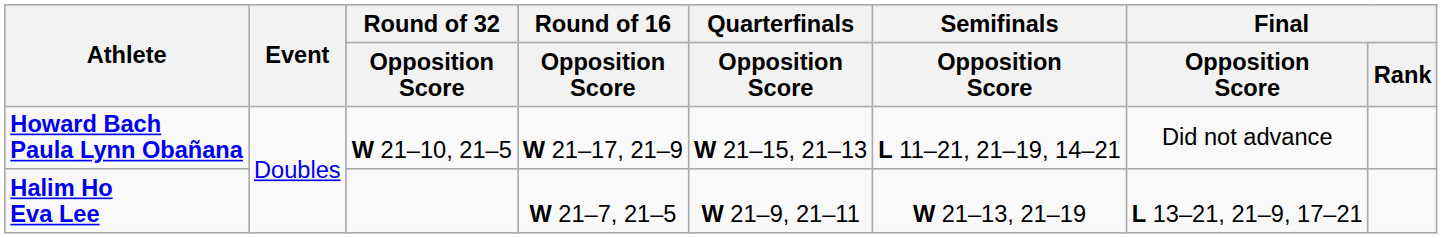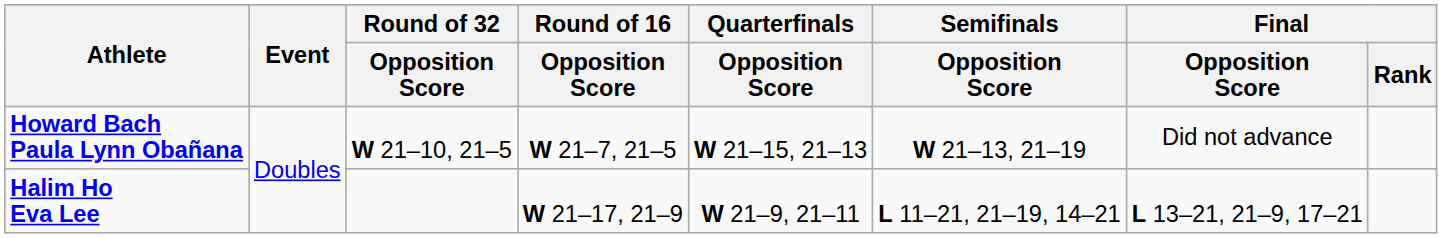(603, 151) W 21–17, 21–9 -> (603, 151) W 21–7, 21–5
(1000, 151) L 11–21, 21–19, 14–21 -> (1000, 151) W 21–13, 21–19
(603, 215) W 21–7, 21–5 -> (603, 215) W 21–17, 21–9
(1000, 215) W 21–13, 21–19 -> (1000, 215) L 11–21, 21–19, 14–21
